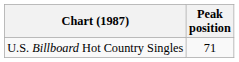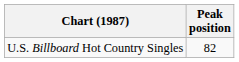(210, 47) 71 -> (210, 47) 82
